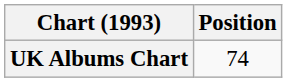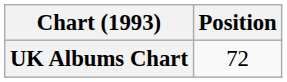(238, 58) 74 -> (238, 58) 72
